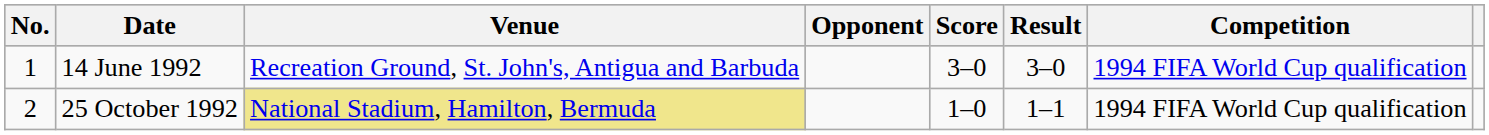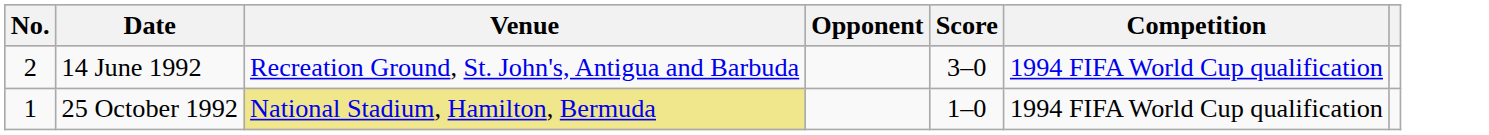- column: (1046, 25)
(30, 66) 1 -> (30, 66) 2
(30, 108) 2 -> (30, 108) 1
